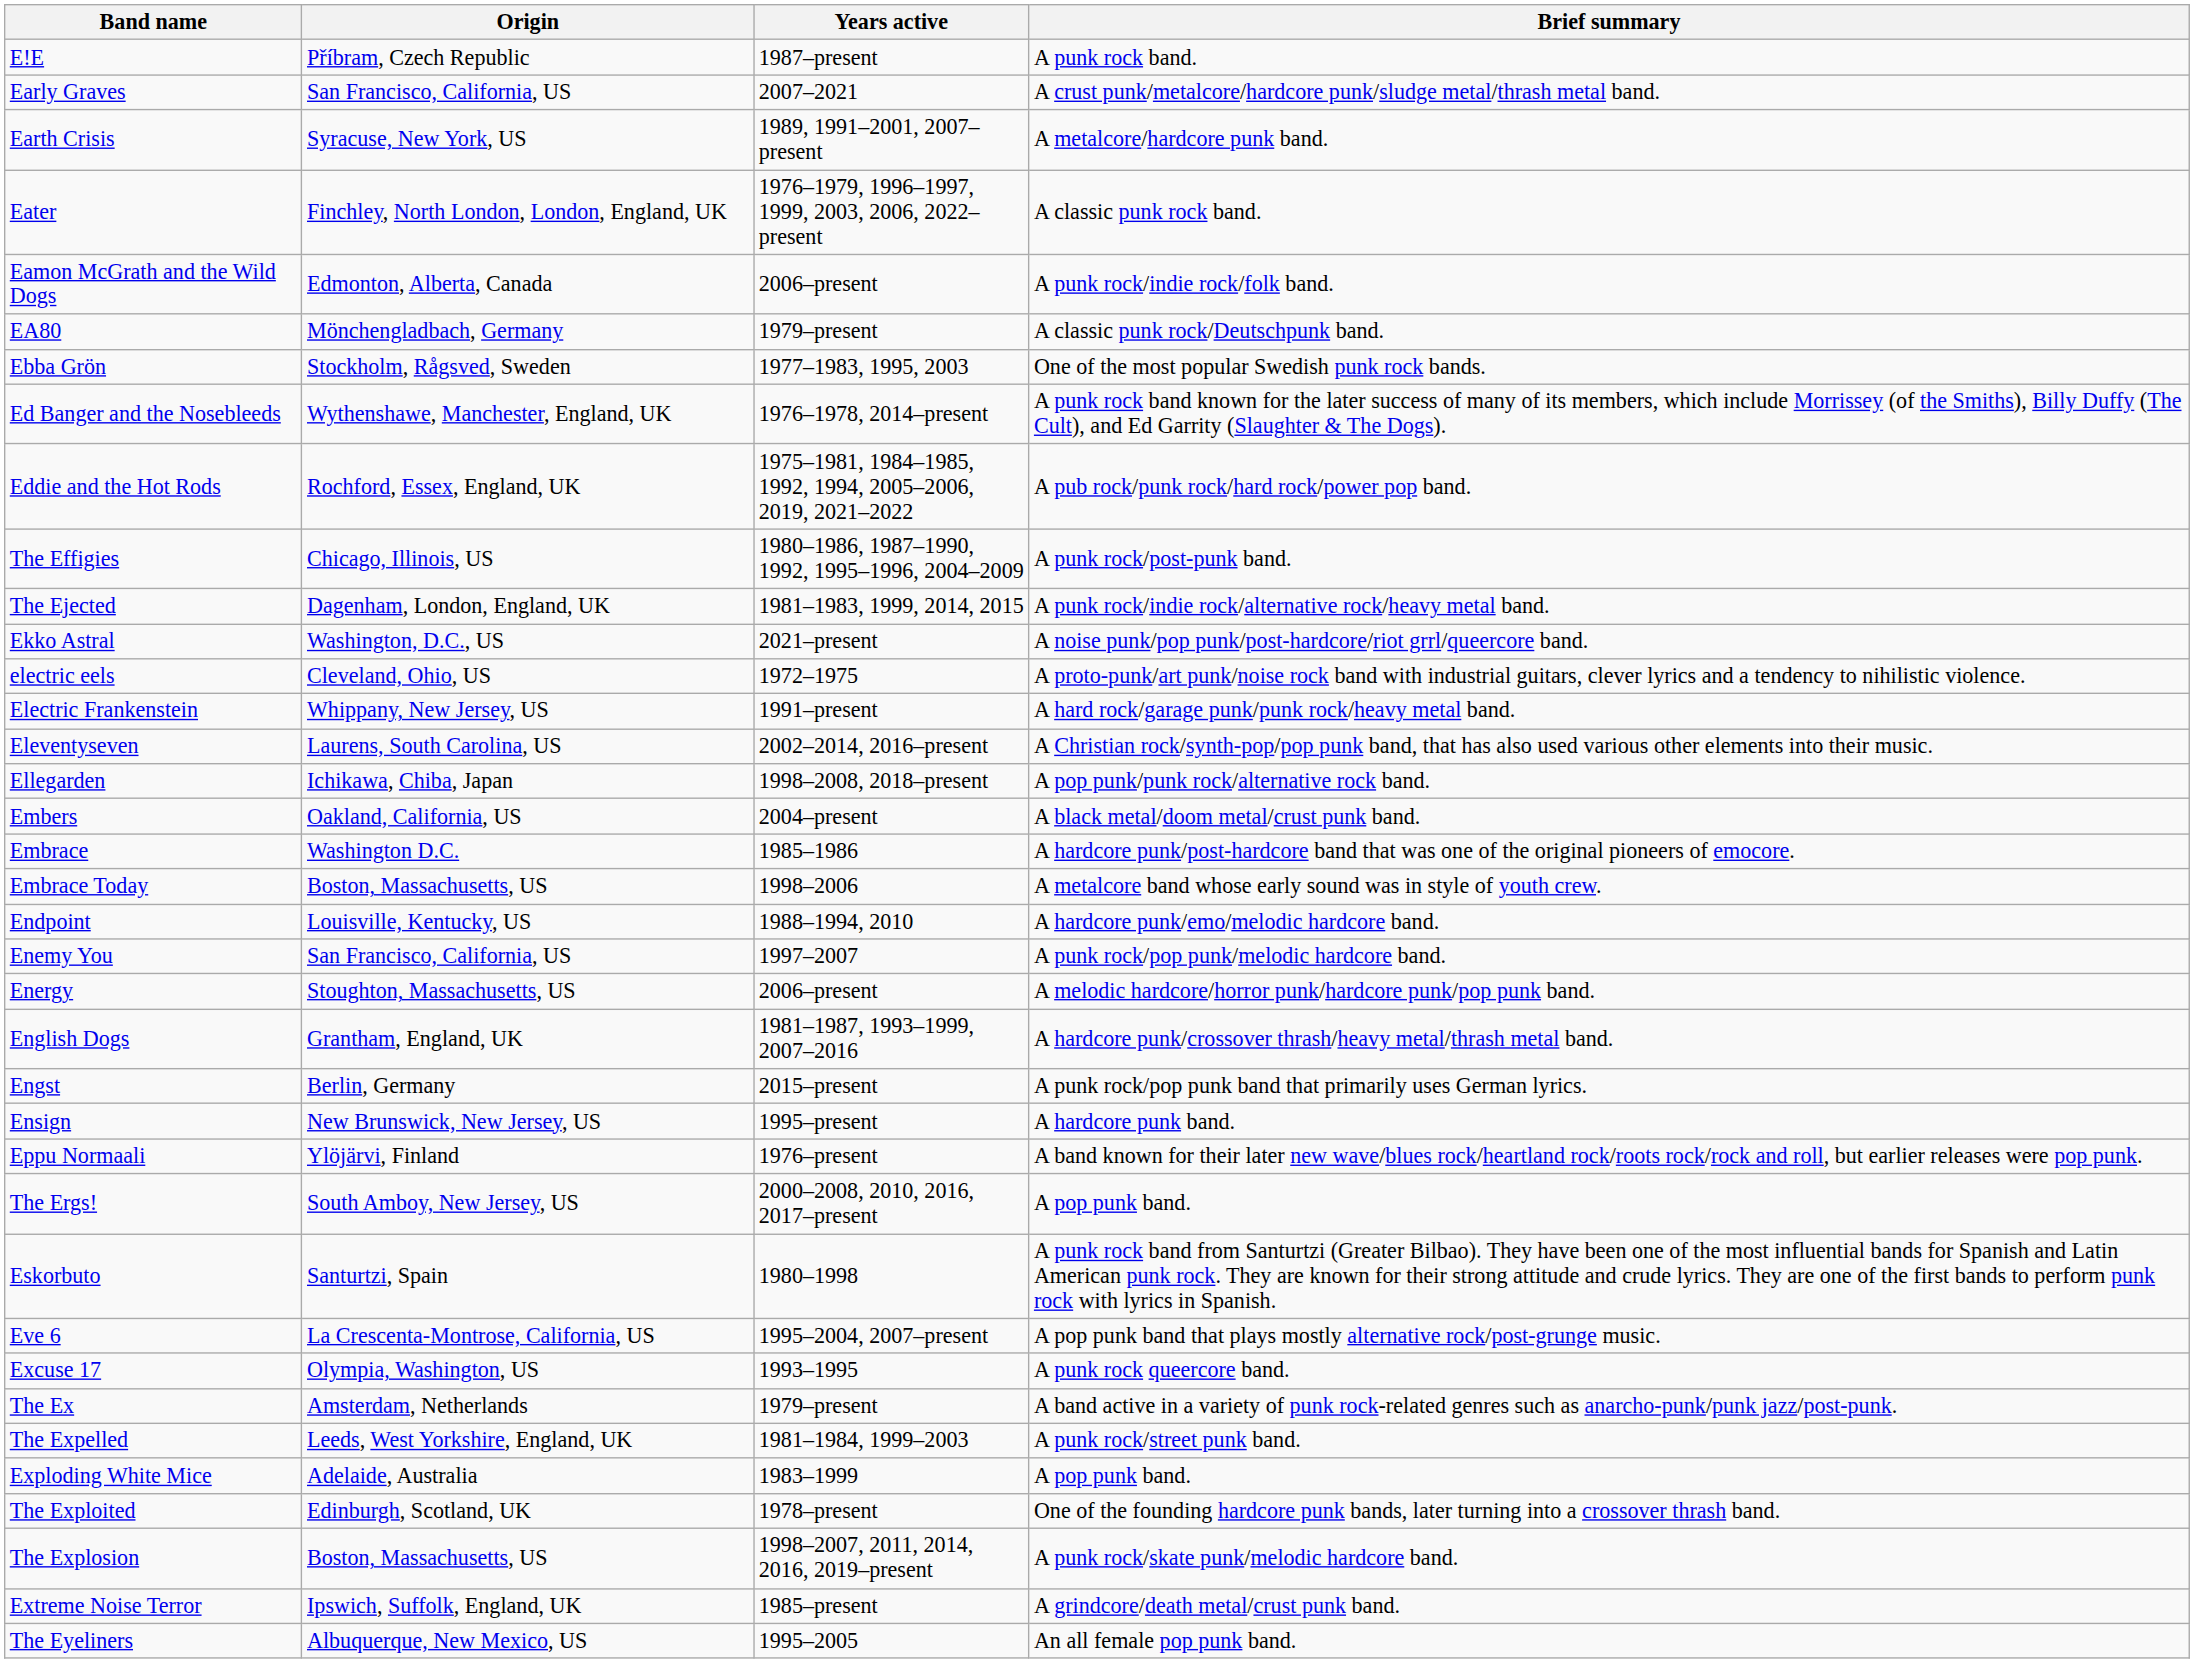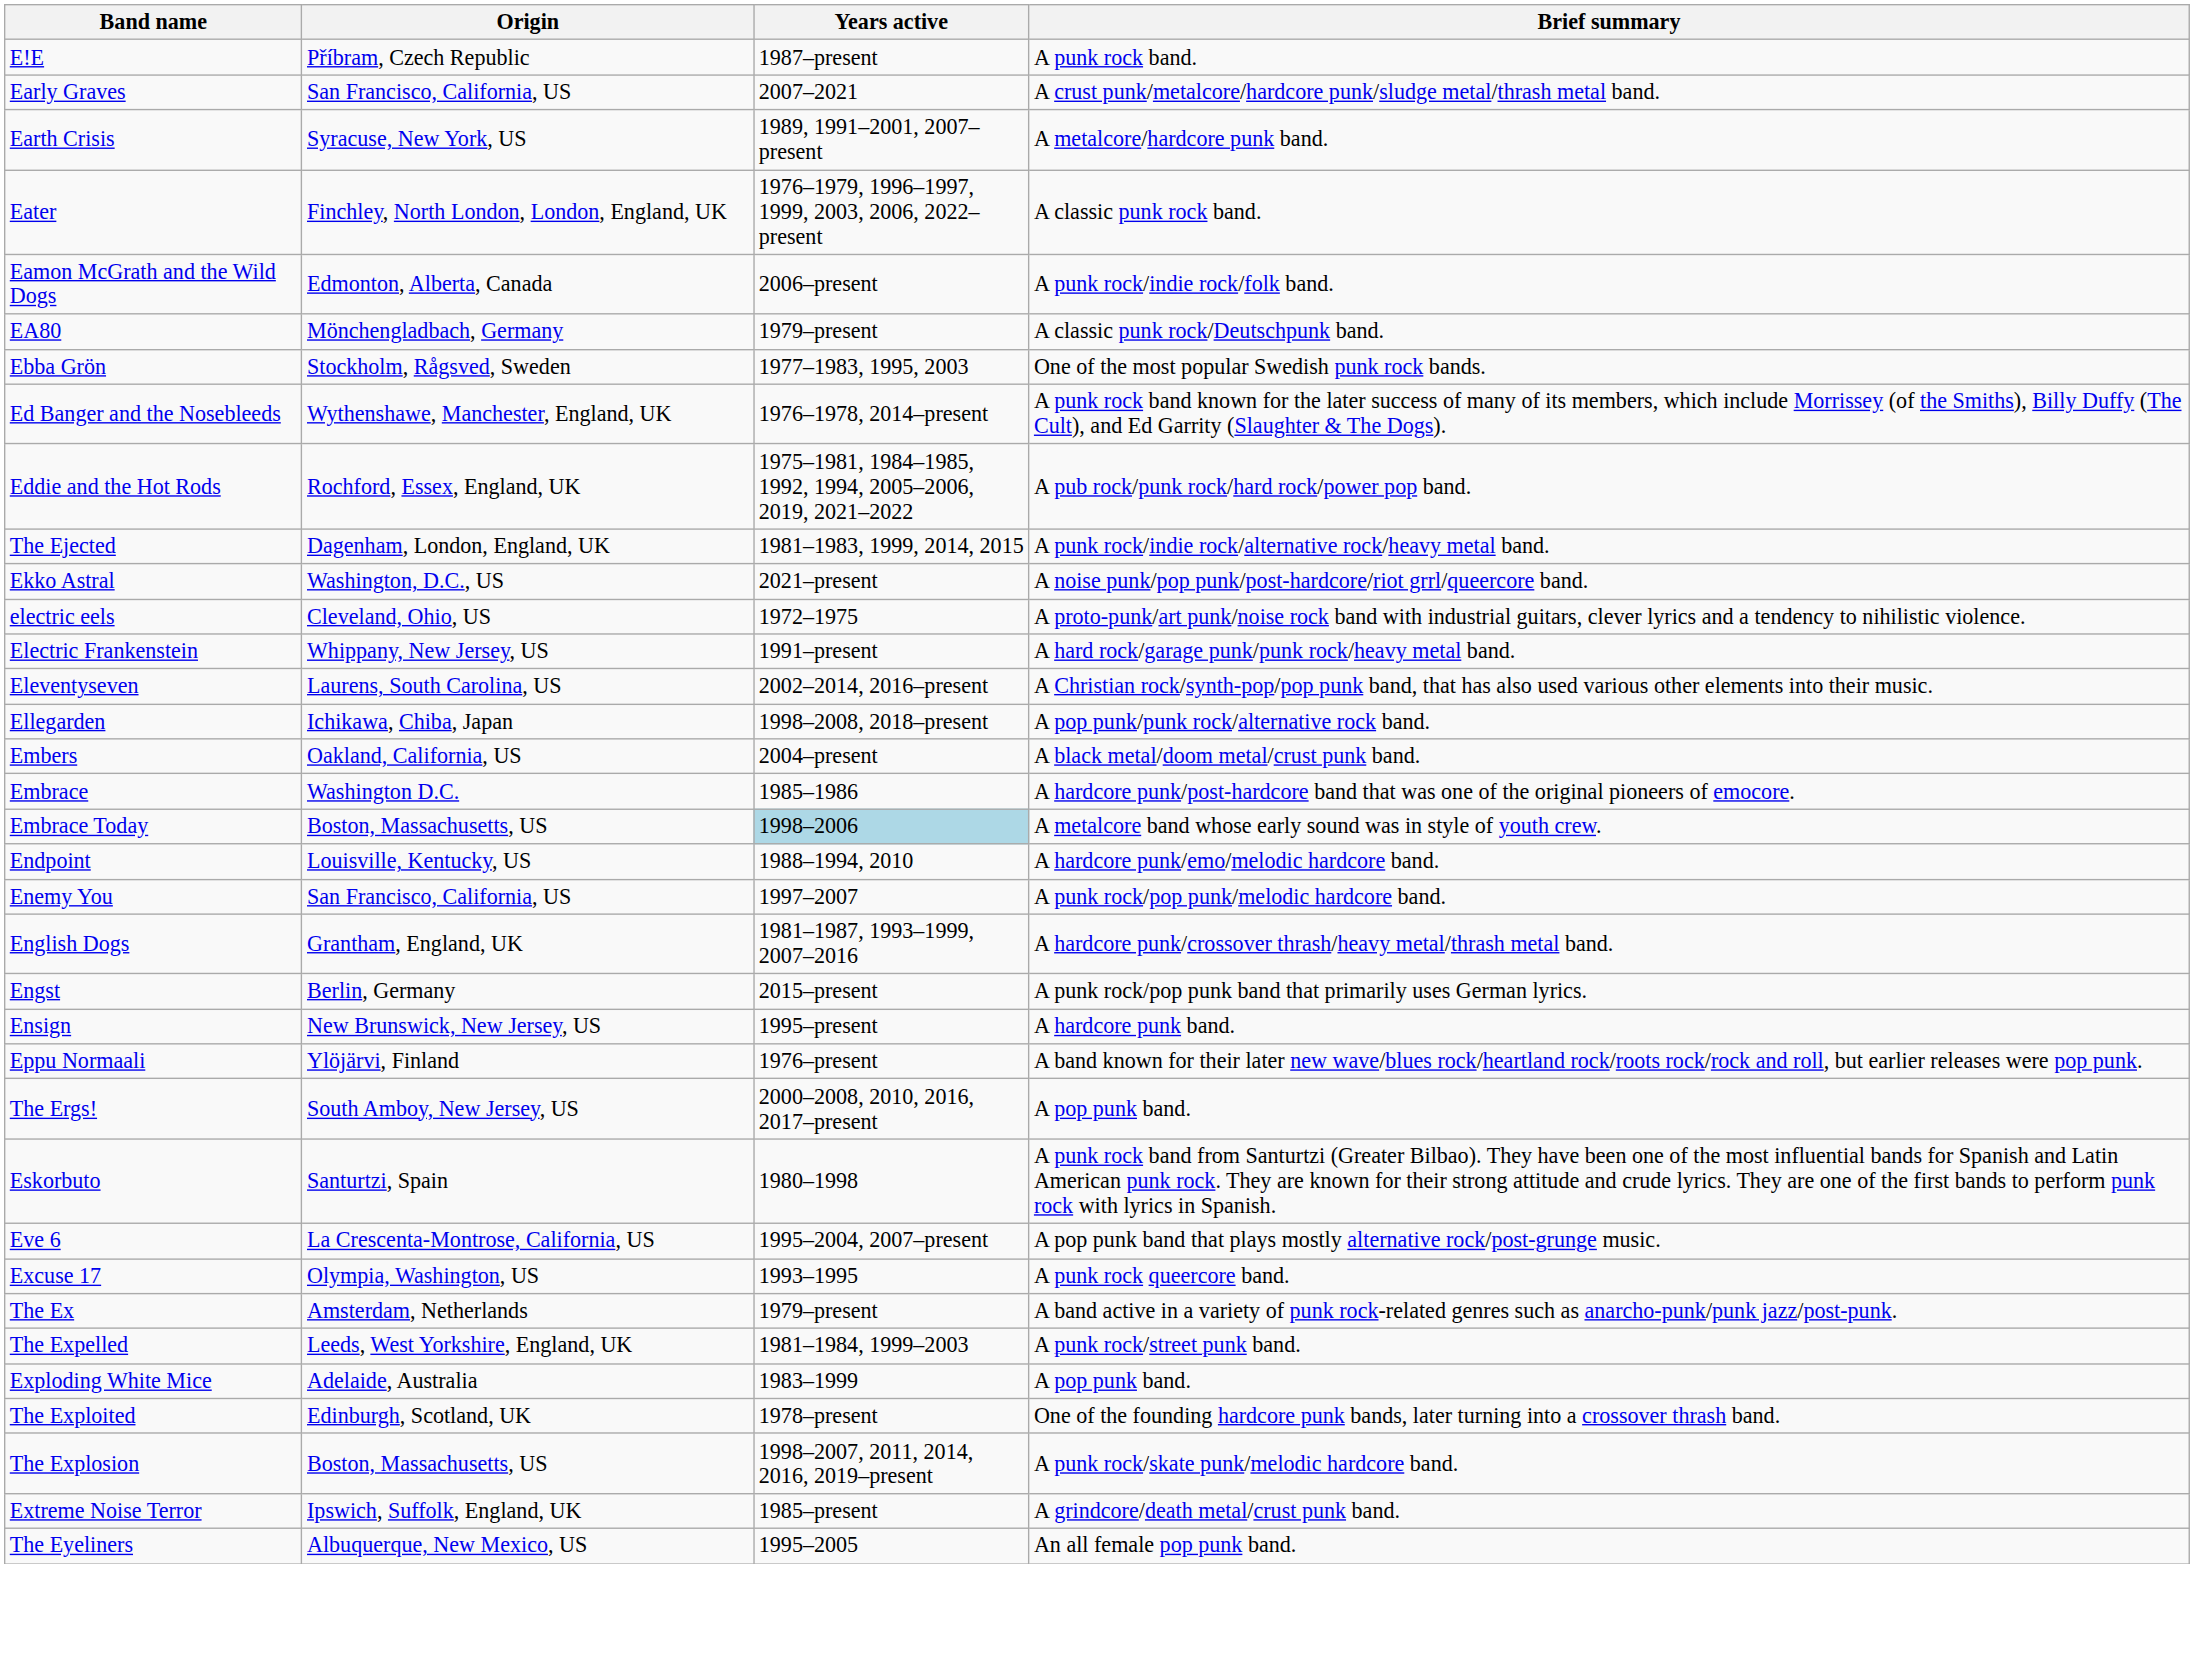- row: (64, 558)
(808, 886) no background -> (808, 826) lightblue background
- row: (41, 991)
